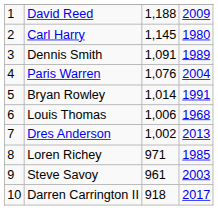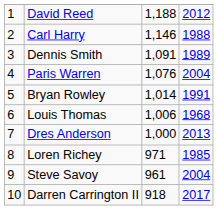(196, 14) 2009 -> (196, 14) 2012
(161, 34) 1,145 -> (161, 34) 1,146
(196, 34) 1980 -> (196, 34) 1988
(161, 134) 1,002 -> (161, 134) 1,000
(196, 174) 2003 -> (196, 174) 2004
